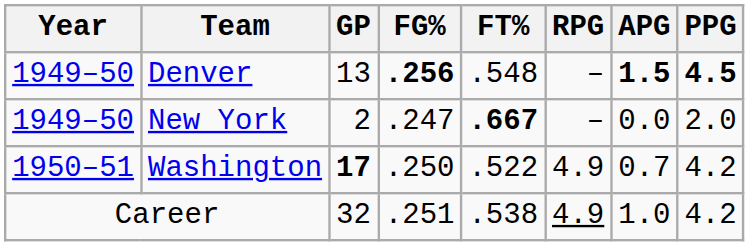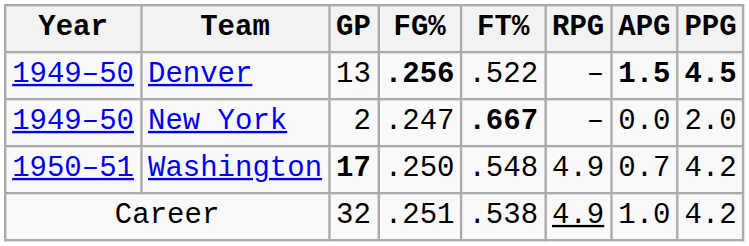(503, 76) .548 -> (503, 76) .522
(503, 170) .522 -> (503, 170) .548
